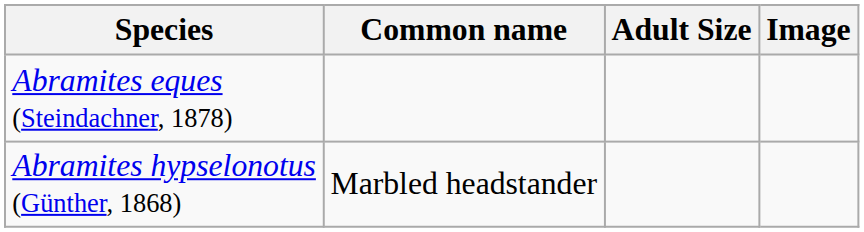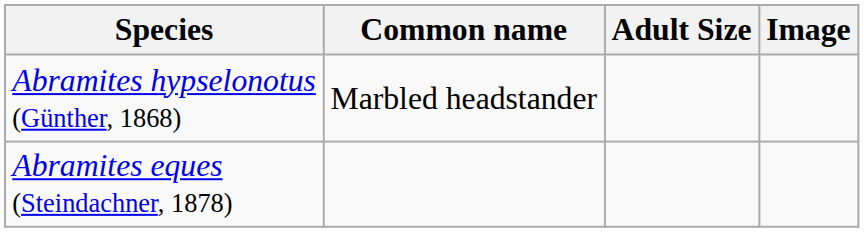rows swapped: (122, 97) <-> (164, 183)
